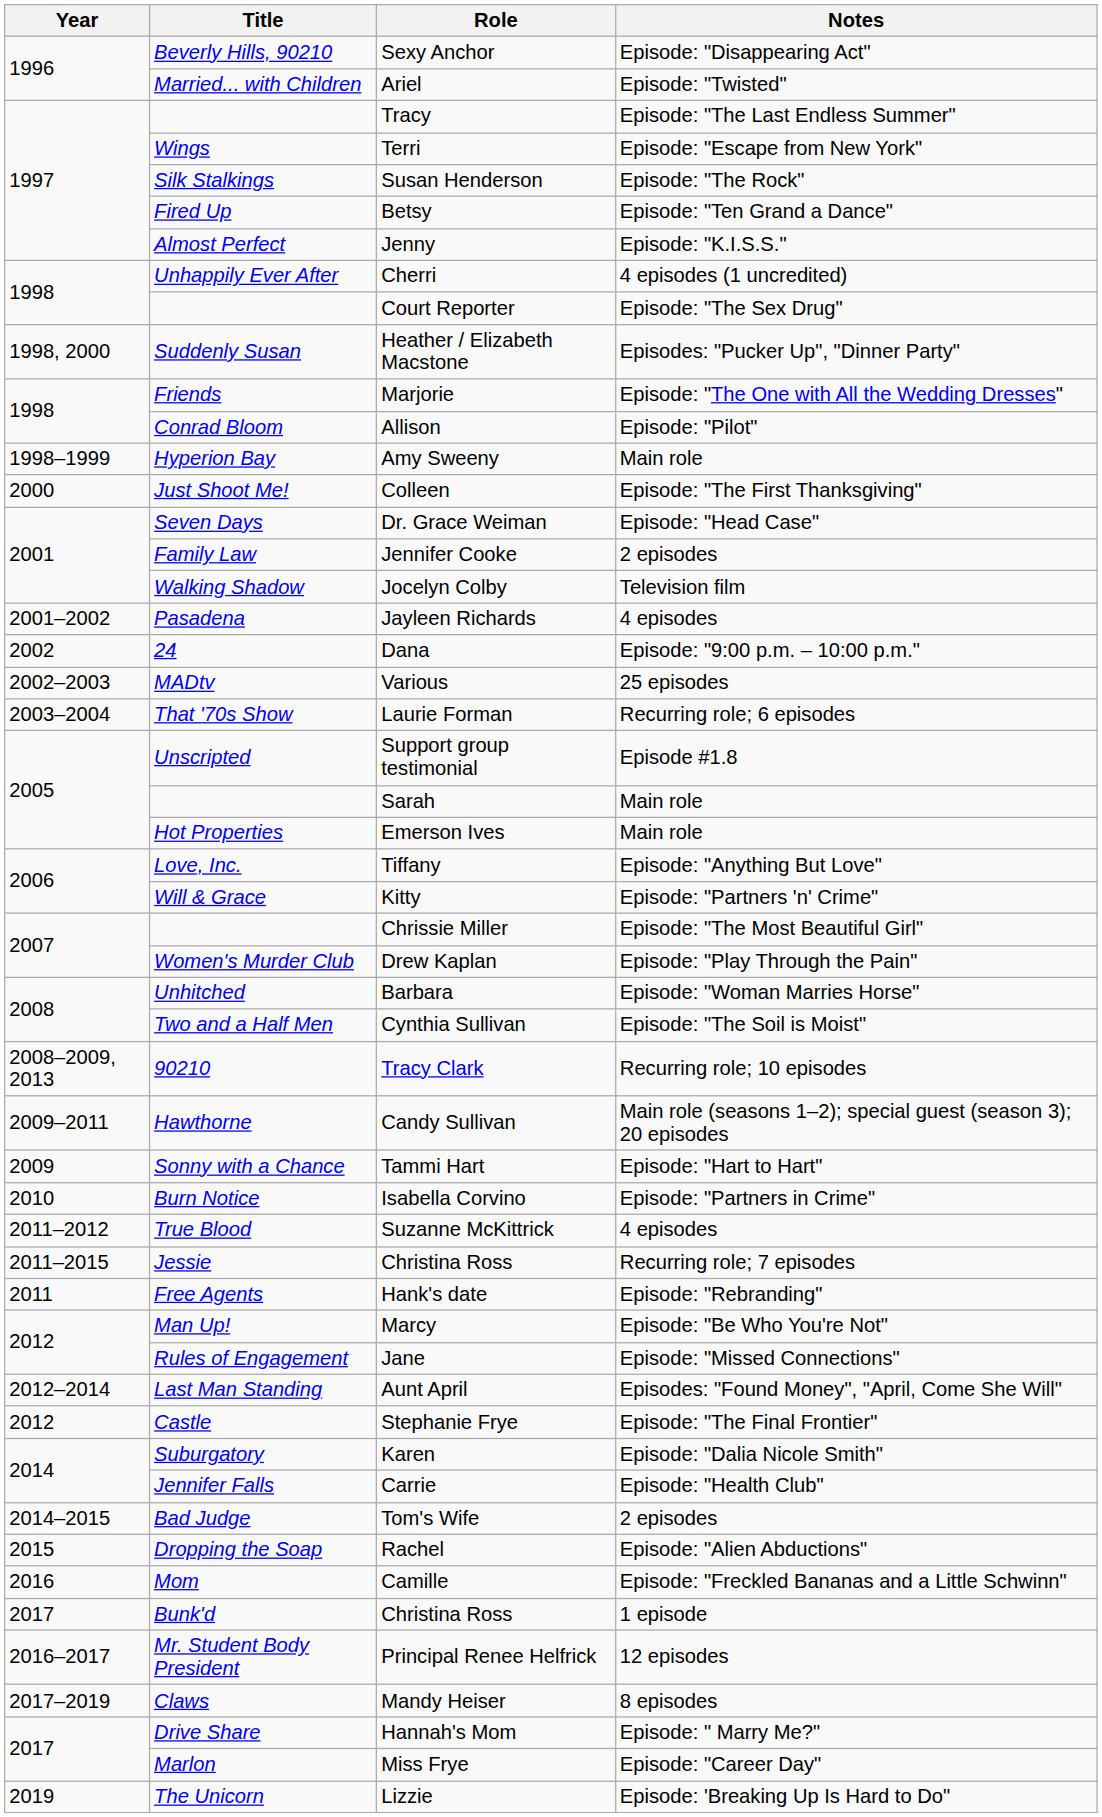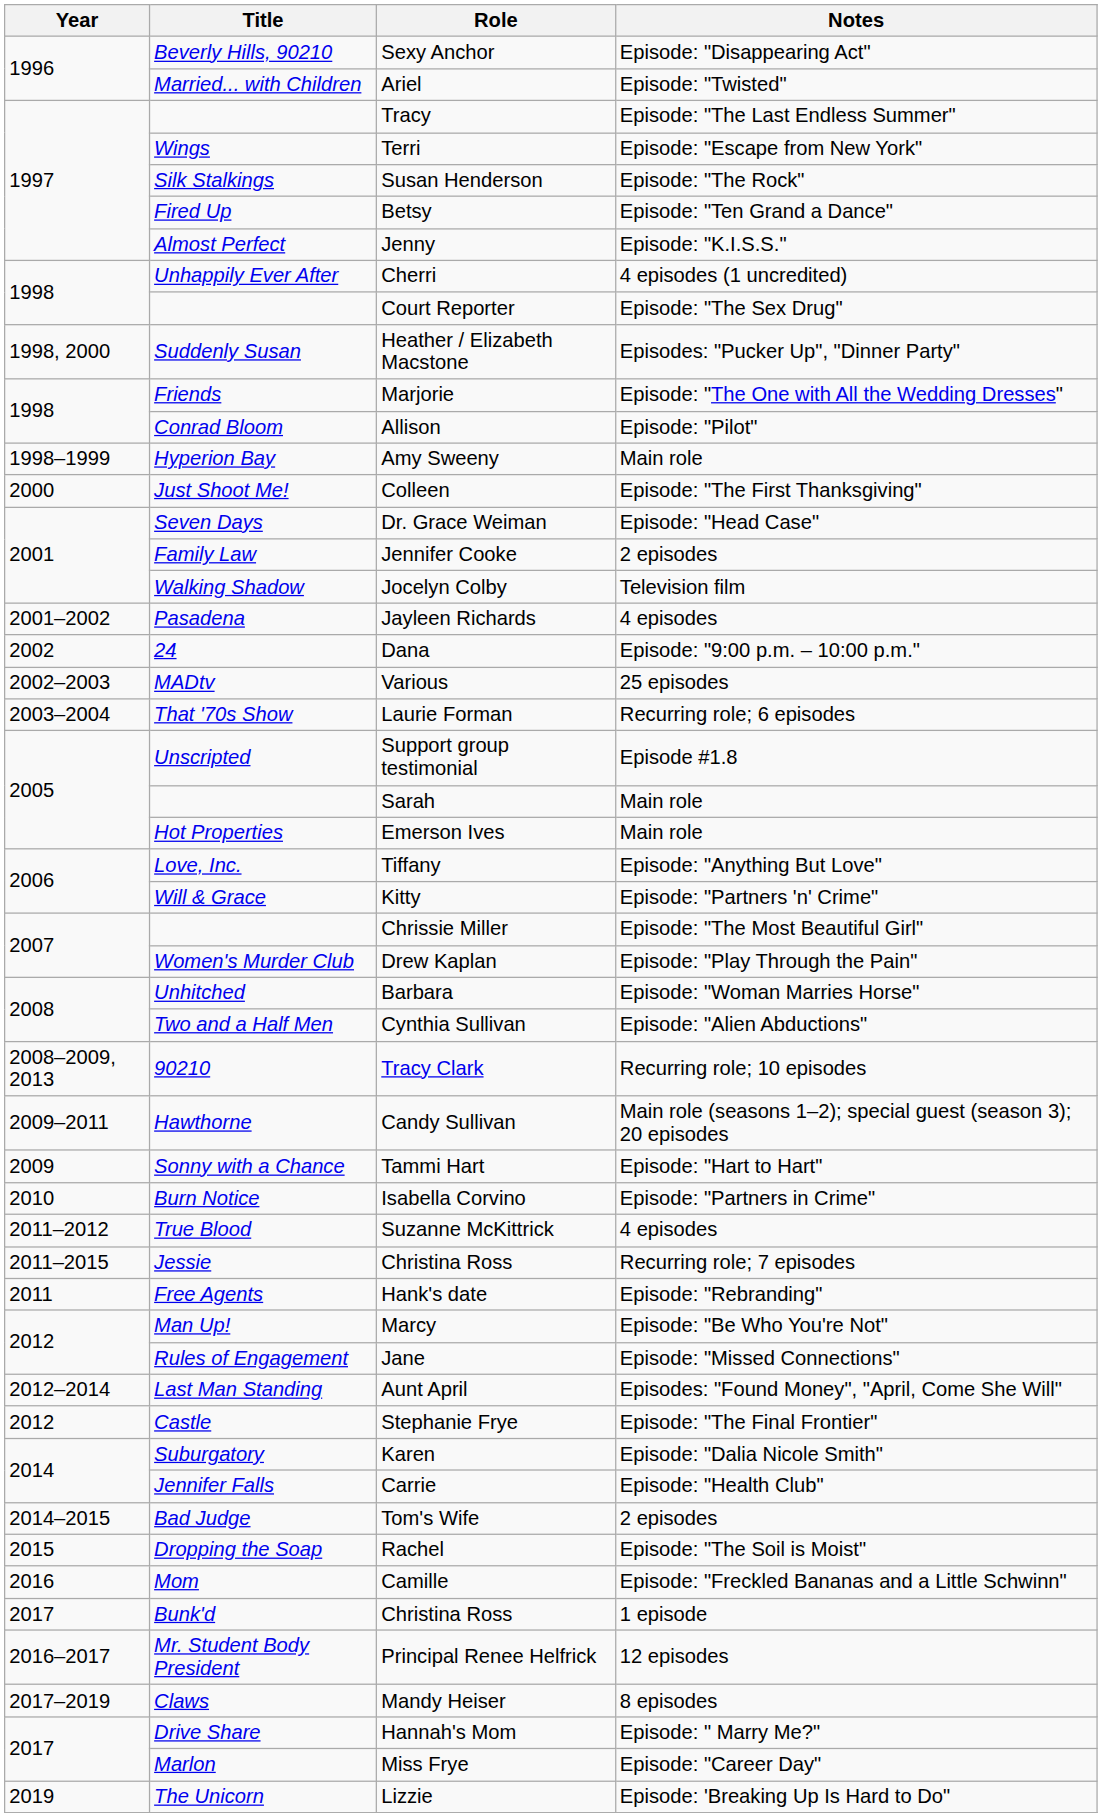(743, 1025) Episode: "The Soil is Moist" -> (744, 1025) Episode: "Alien Abductions"
(744, 1549) Episode: "Alien Abductions" -> (743, 1549) Episode: "The Soil is Moist"
